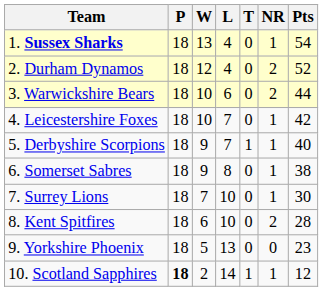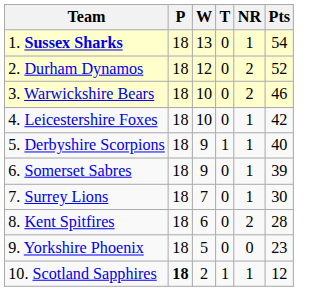- column: (228, 17)
(303, 94) 44 -> (279, 94) 46
(303, 171) 38 -> (279, 171) 39
